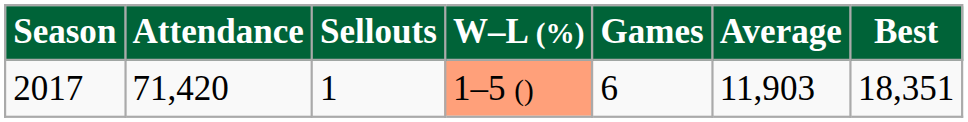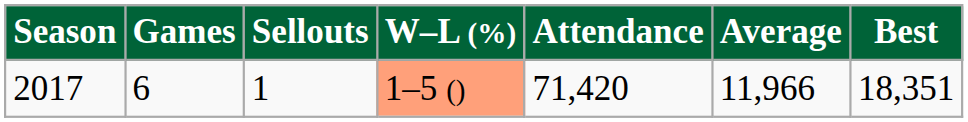columns swapped: (652, 32) <-> (218, 32)
(767, 87) 11,903 -> (767, 87) 11,966
